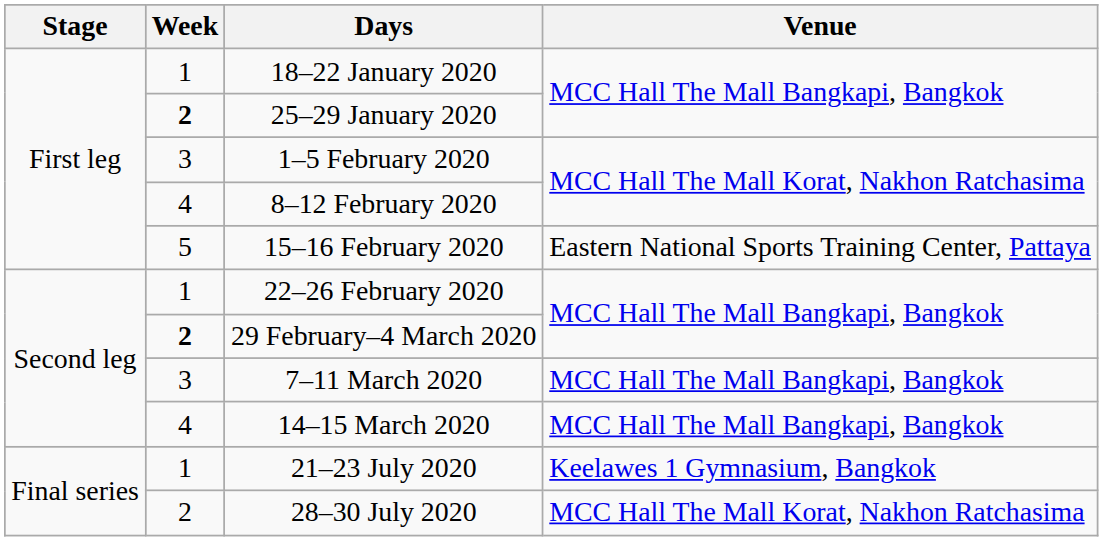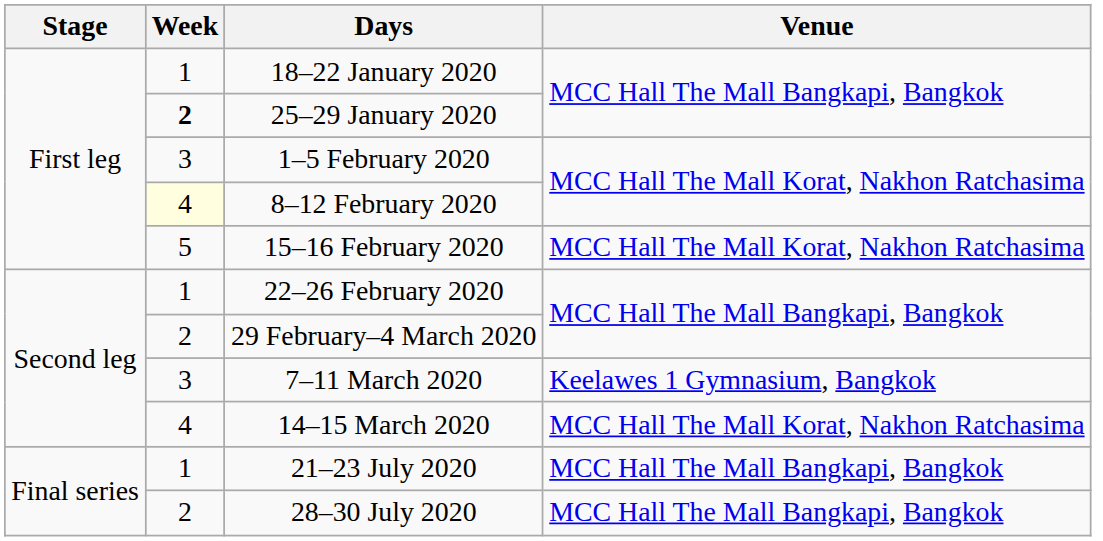(185, 203) no background -> (185, 203) lightyellow background
(820, 247) Eastern National Sports Training Center, Pattaya -> (817, 247) MCC Hall The Mall Korat, Nakhon Ratchasima
(185, 335) bold -> (185, 335) normal
(776, 379) MCC Hall The Mall Bangkapi, Bangkok -> (743, 379) Keelawes 1 Gymnasium, Bangkok
(776, 423) MCC Hall The Mall Bangkapi, Bangkok -> (817, 423) MCC Hall The Mall Korat, Nakhon Ratchasima
(743, 468) Keelawes 1 Gymnasium, Bangkok -> (776, 468) MCC Hall The Mall Bangkapi, Bangkok
(817, 512) MCC Hall The Mall Korat, Nakhon Ratchasima -> (776, 512) MCC Hall The Mall Bangkapi, Bangkok
